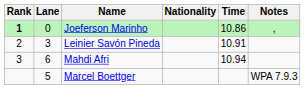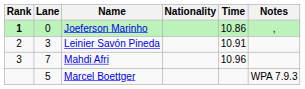(48, 60) 6 -> (48, 60) 7
(233, 60) 10.94 -> (233, 60) 10.96
